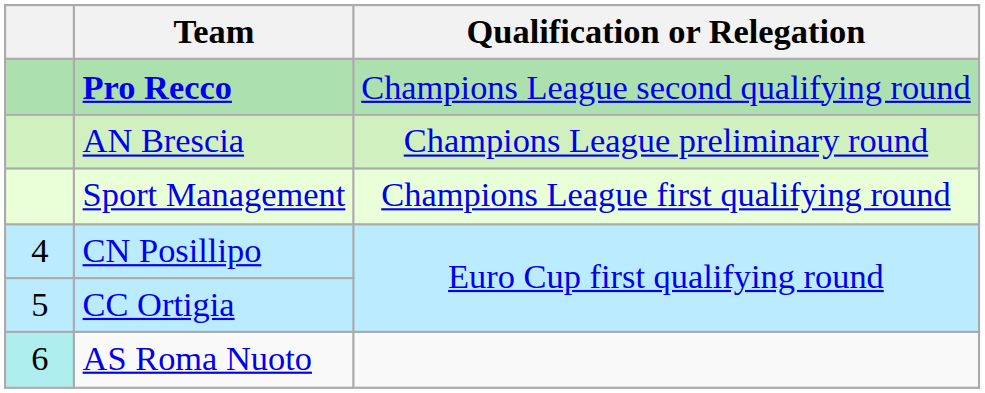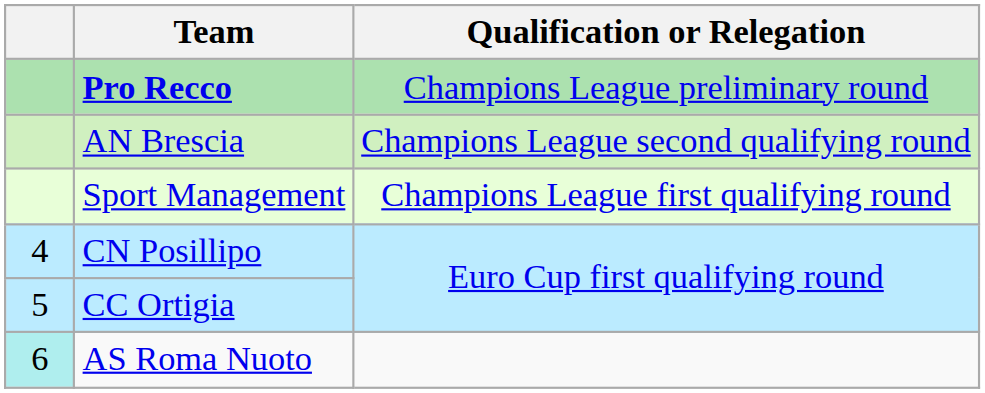(666, 86) Champions League second qualifying round -> (666, 86) Champions League preliminary round
(666, 140) Champions League preliminary round -> (666, 140) Champions League second qualifying round
